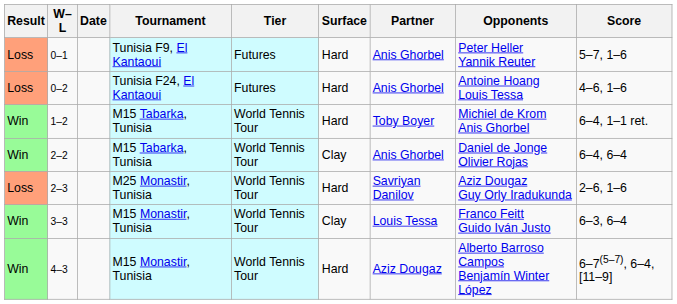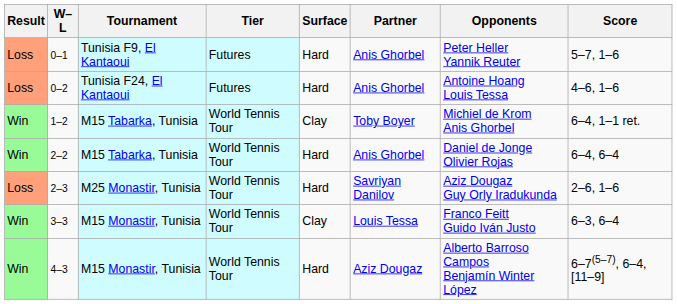- column: (93, 21)
(335, 121) Hard -> (315, 121) Clay
(334, 154) Clay -> (316, 154) Hard
